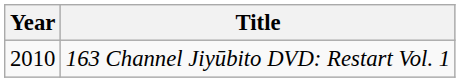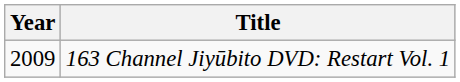(33, 58) 2010 -> (33, 58) 2009
